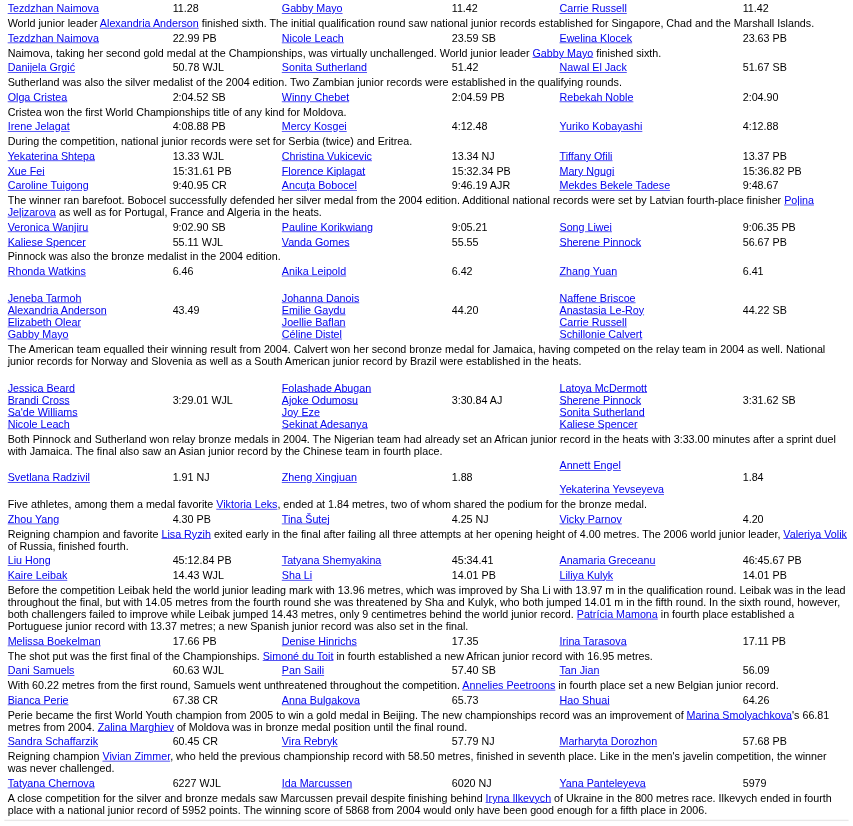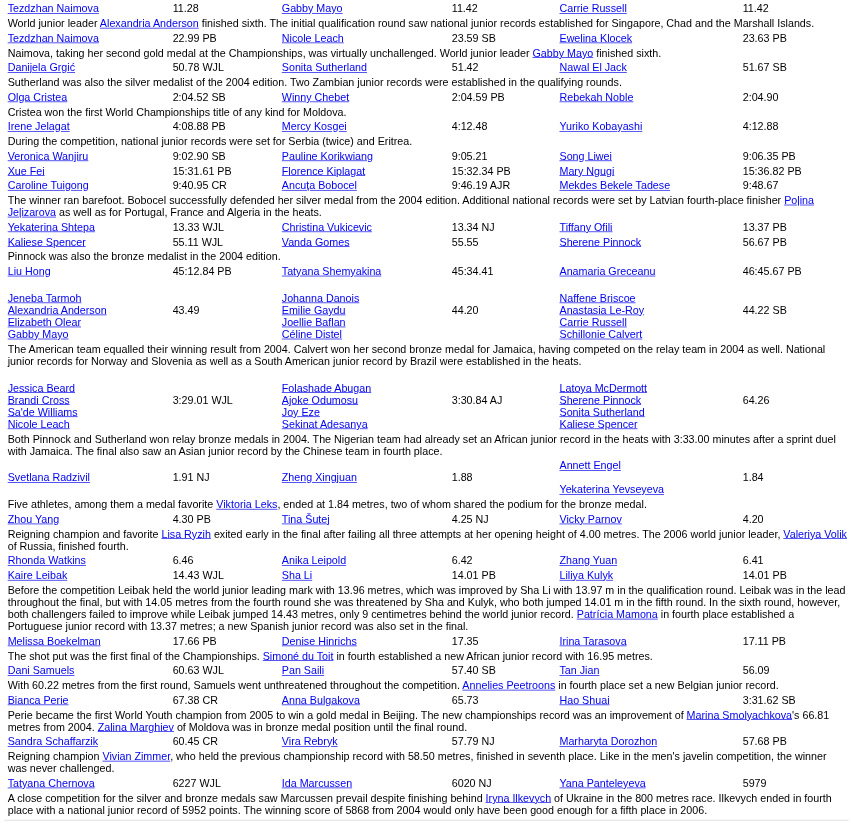rows swapped: (48, 227) <-> (51, 156)
rows swapped: (29, 561) <-> (47, 271)
(769, 400) 3:31.62 SB -> (756, 400) 64.26
(756, 700) 64.26 -> (769, 700) 3:31.62 SB
